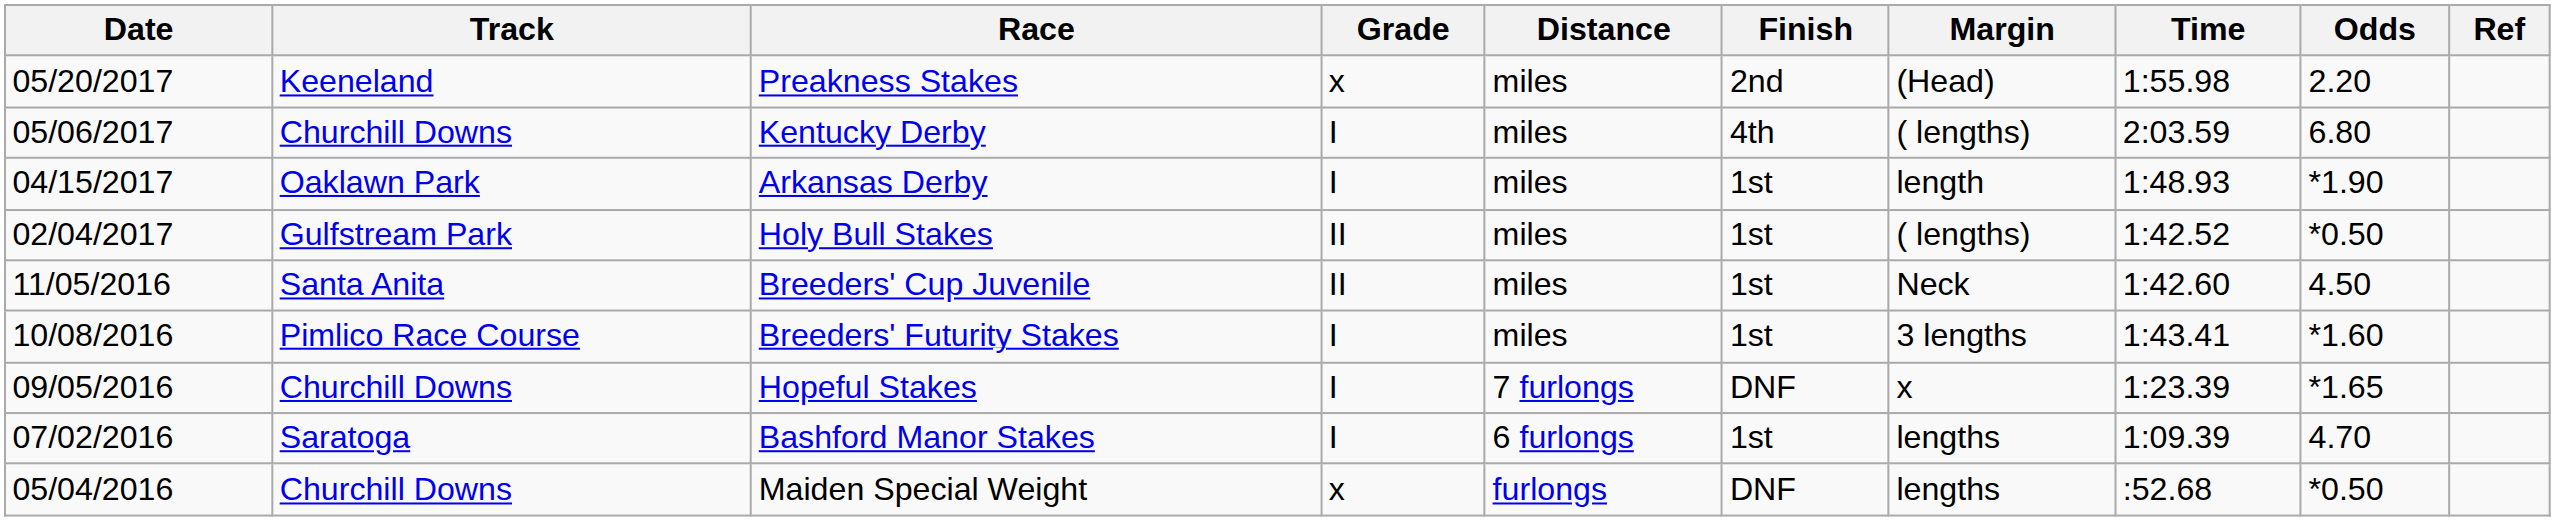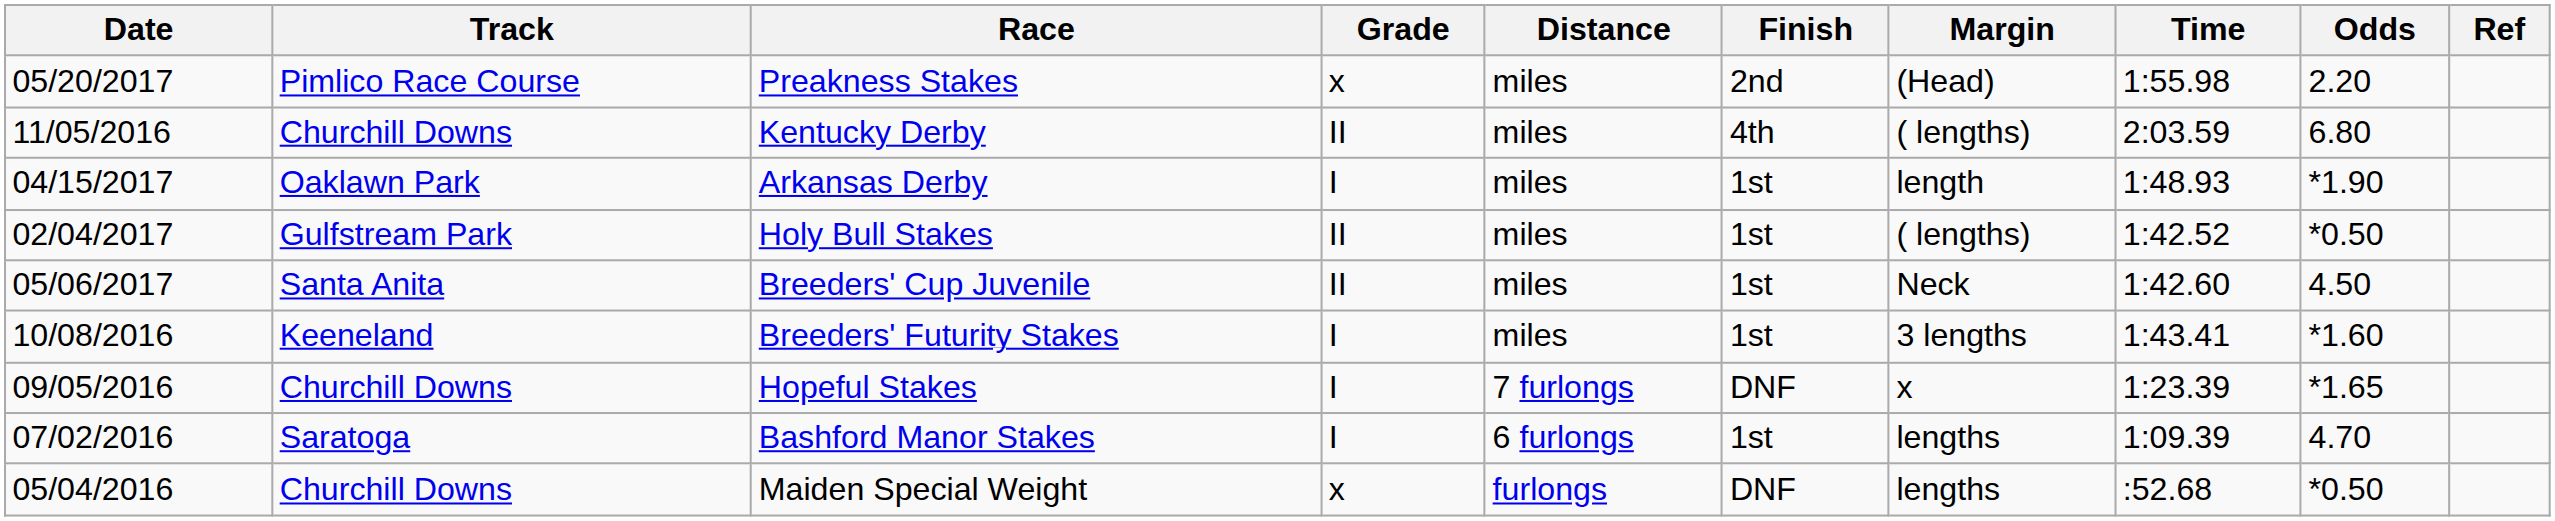(357, 81) Keeneland -> (430, 81) Pimlico Race Course
(93, 132) 05/06/2017 -> (92, 132) 11/05/2016
(1333, 132) I -> (1338, 132) II
(92, 285) 11/05/2016 -> (93, 285) 05/06/2017
(430, 336) Pimlico Race Course -> (357, 336) Keeneland
